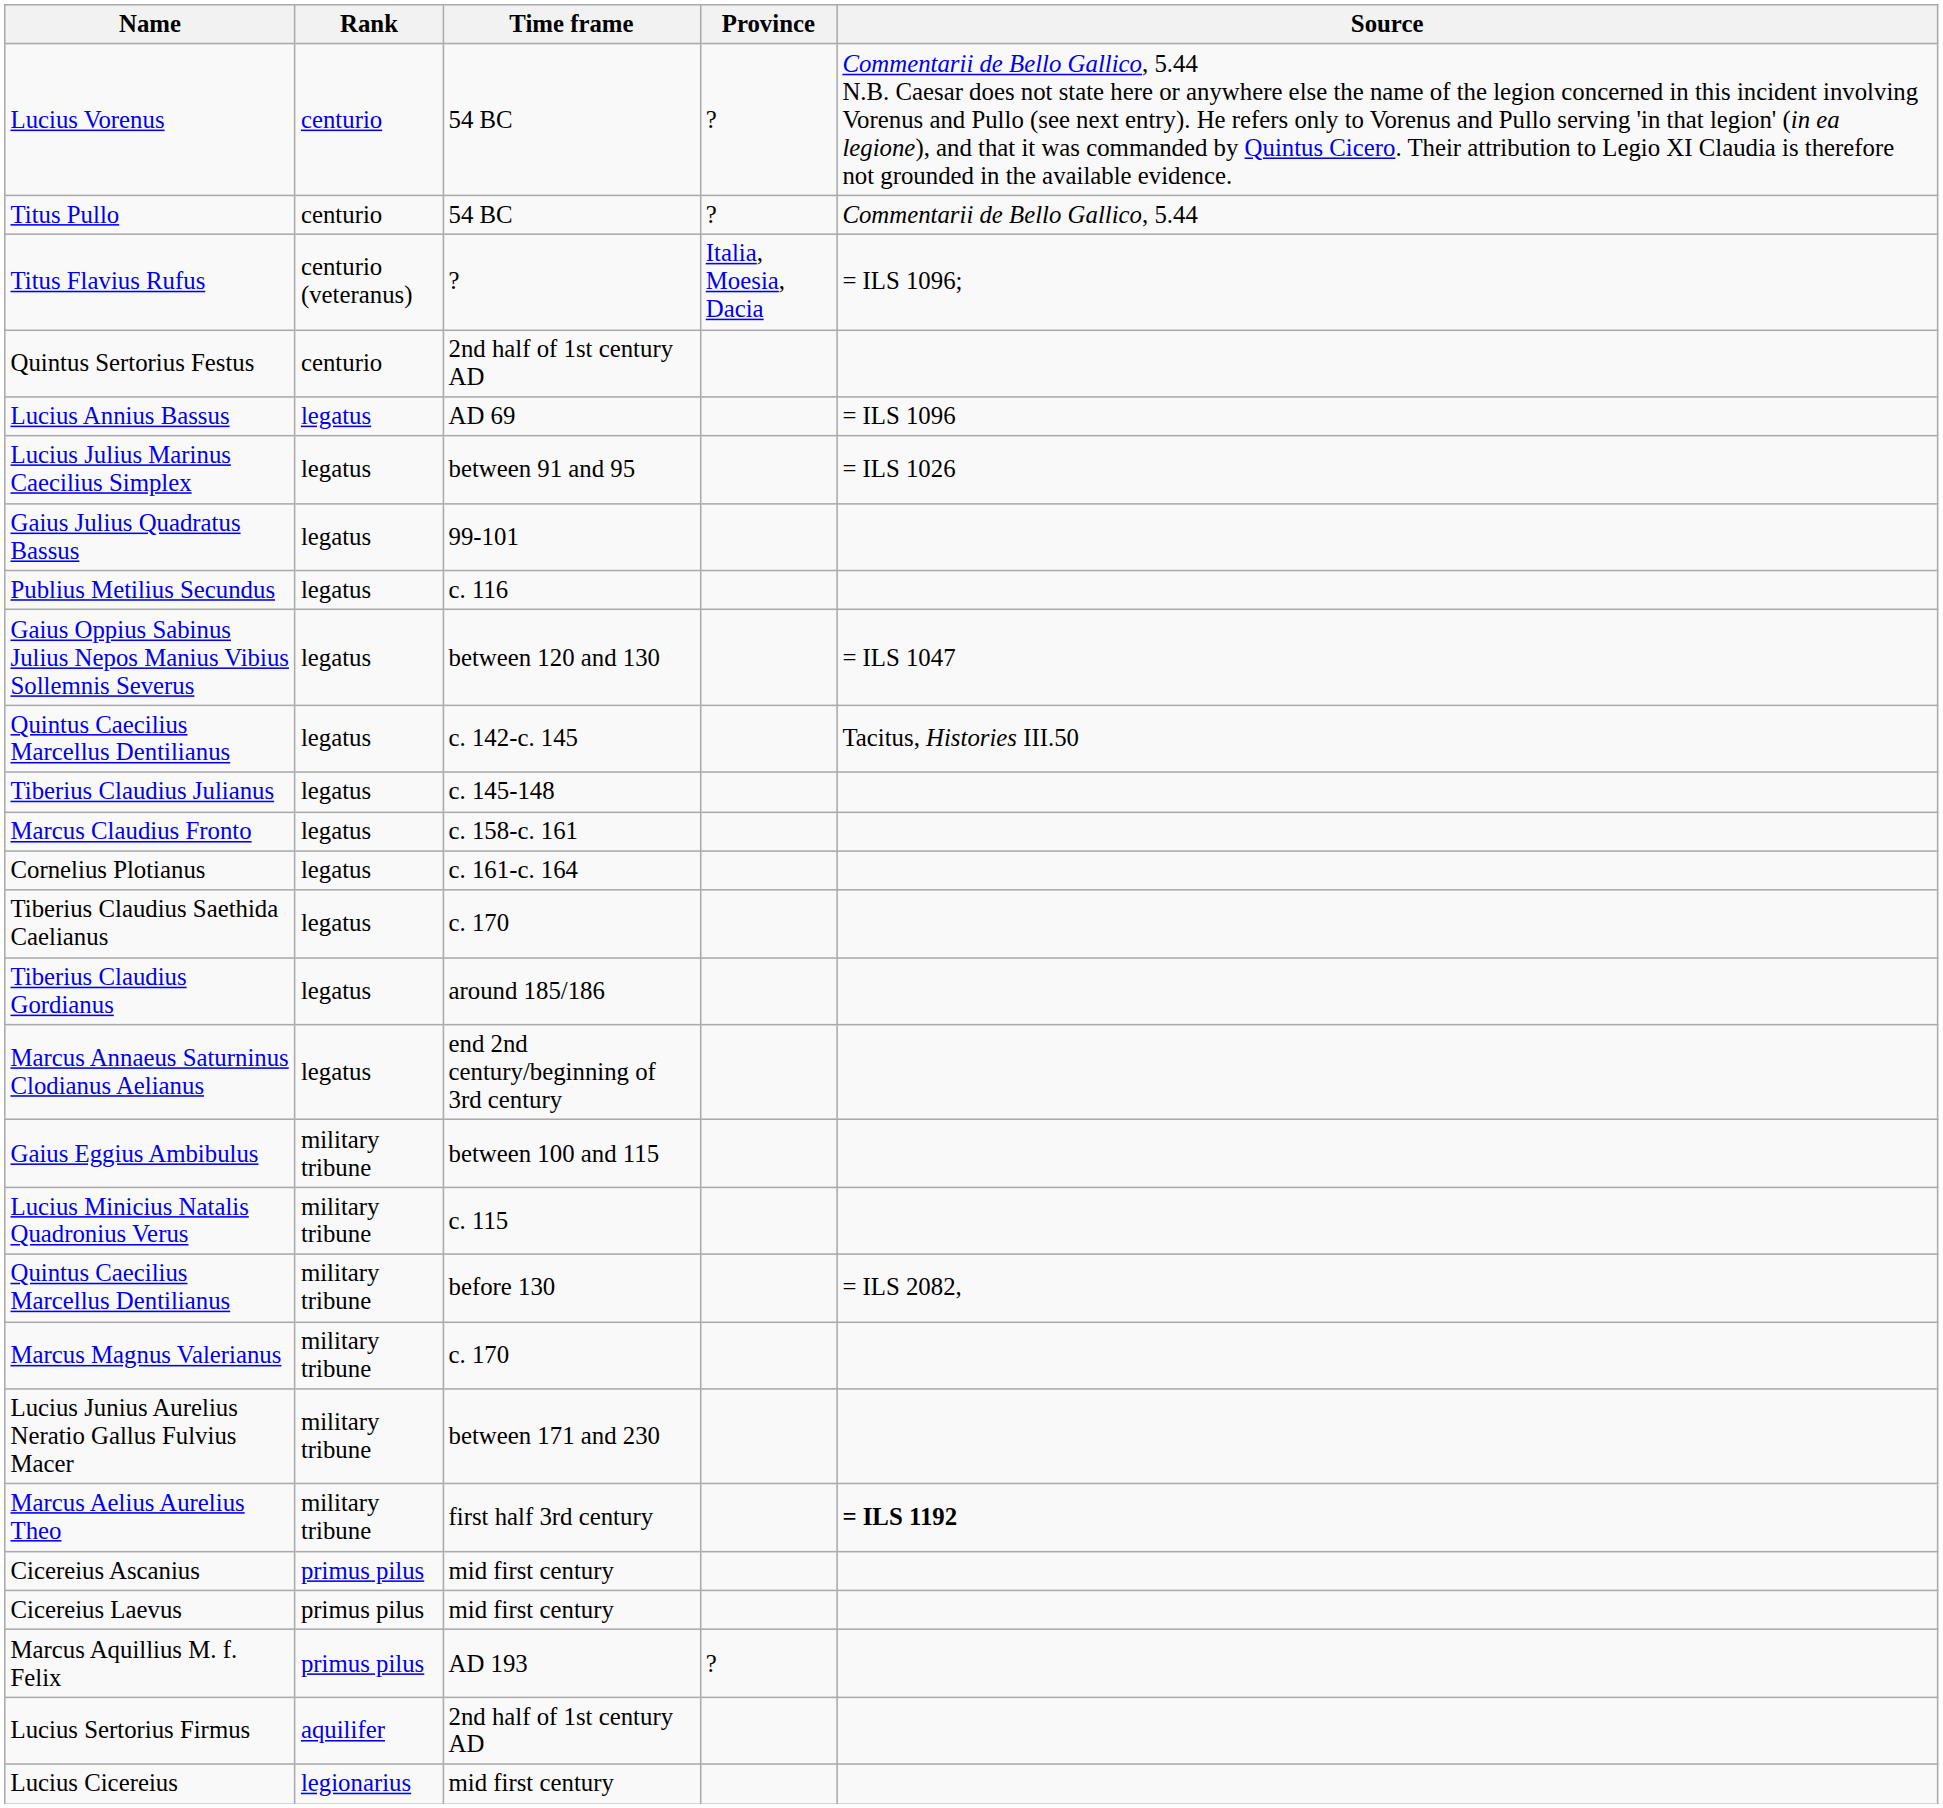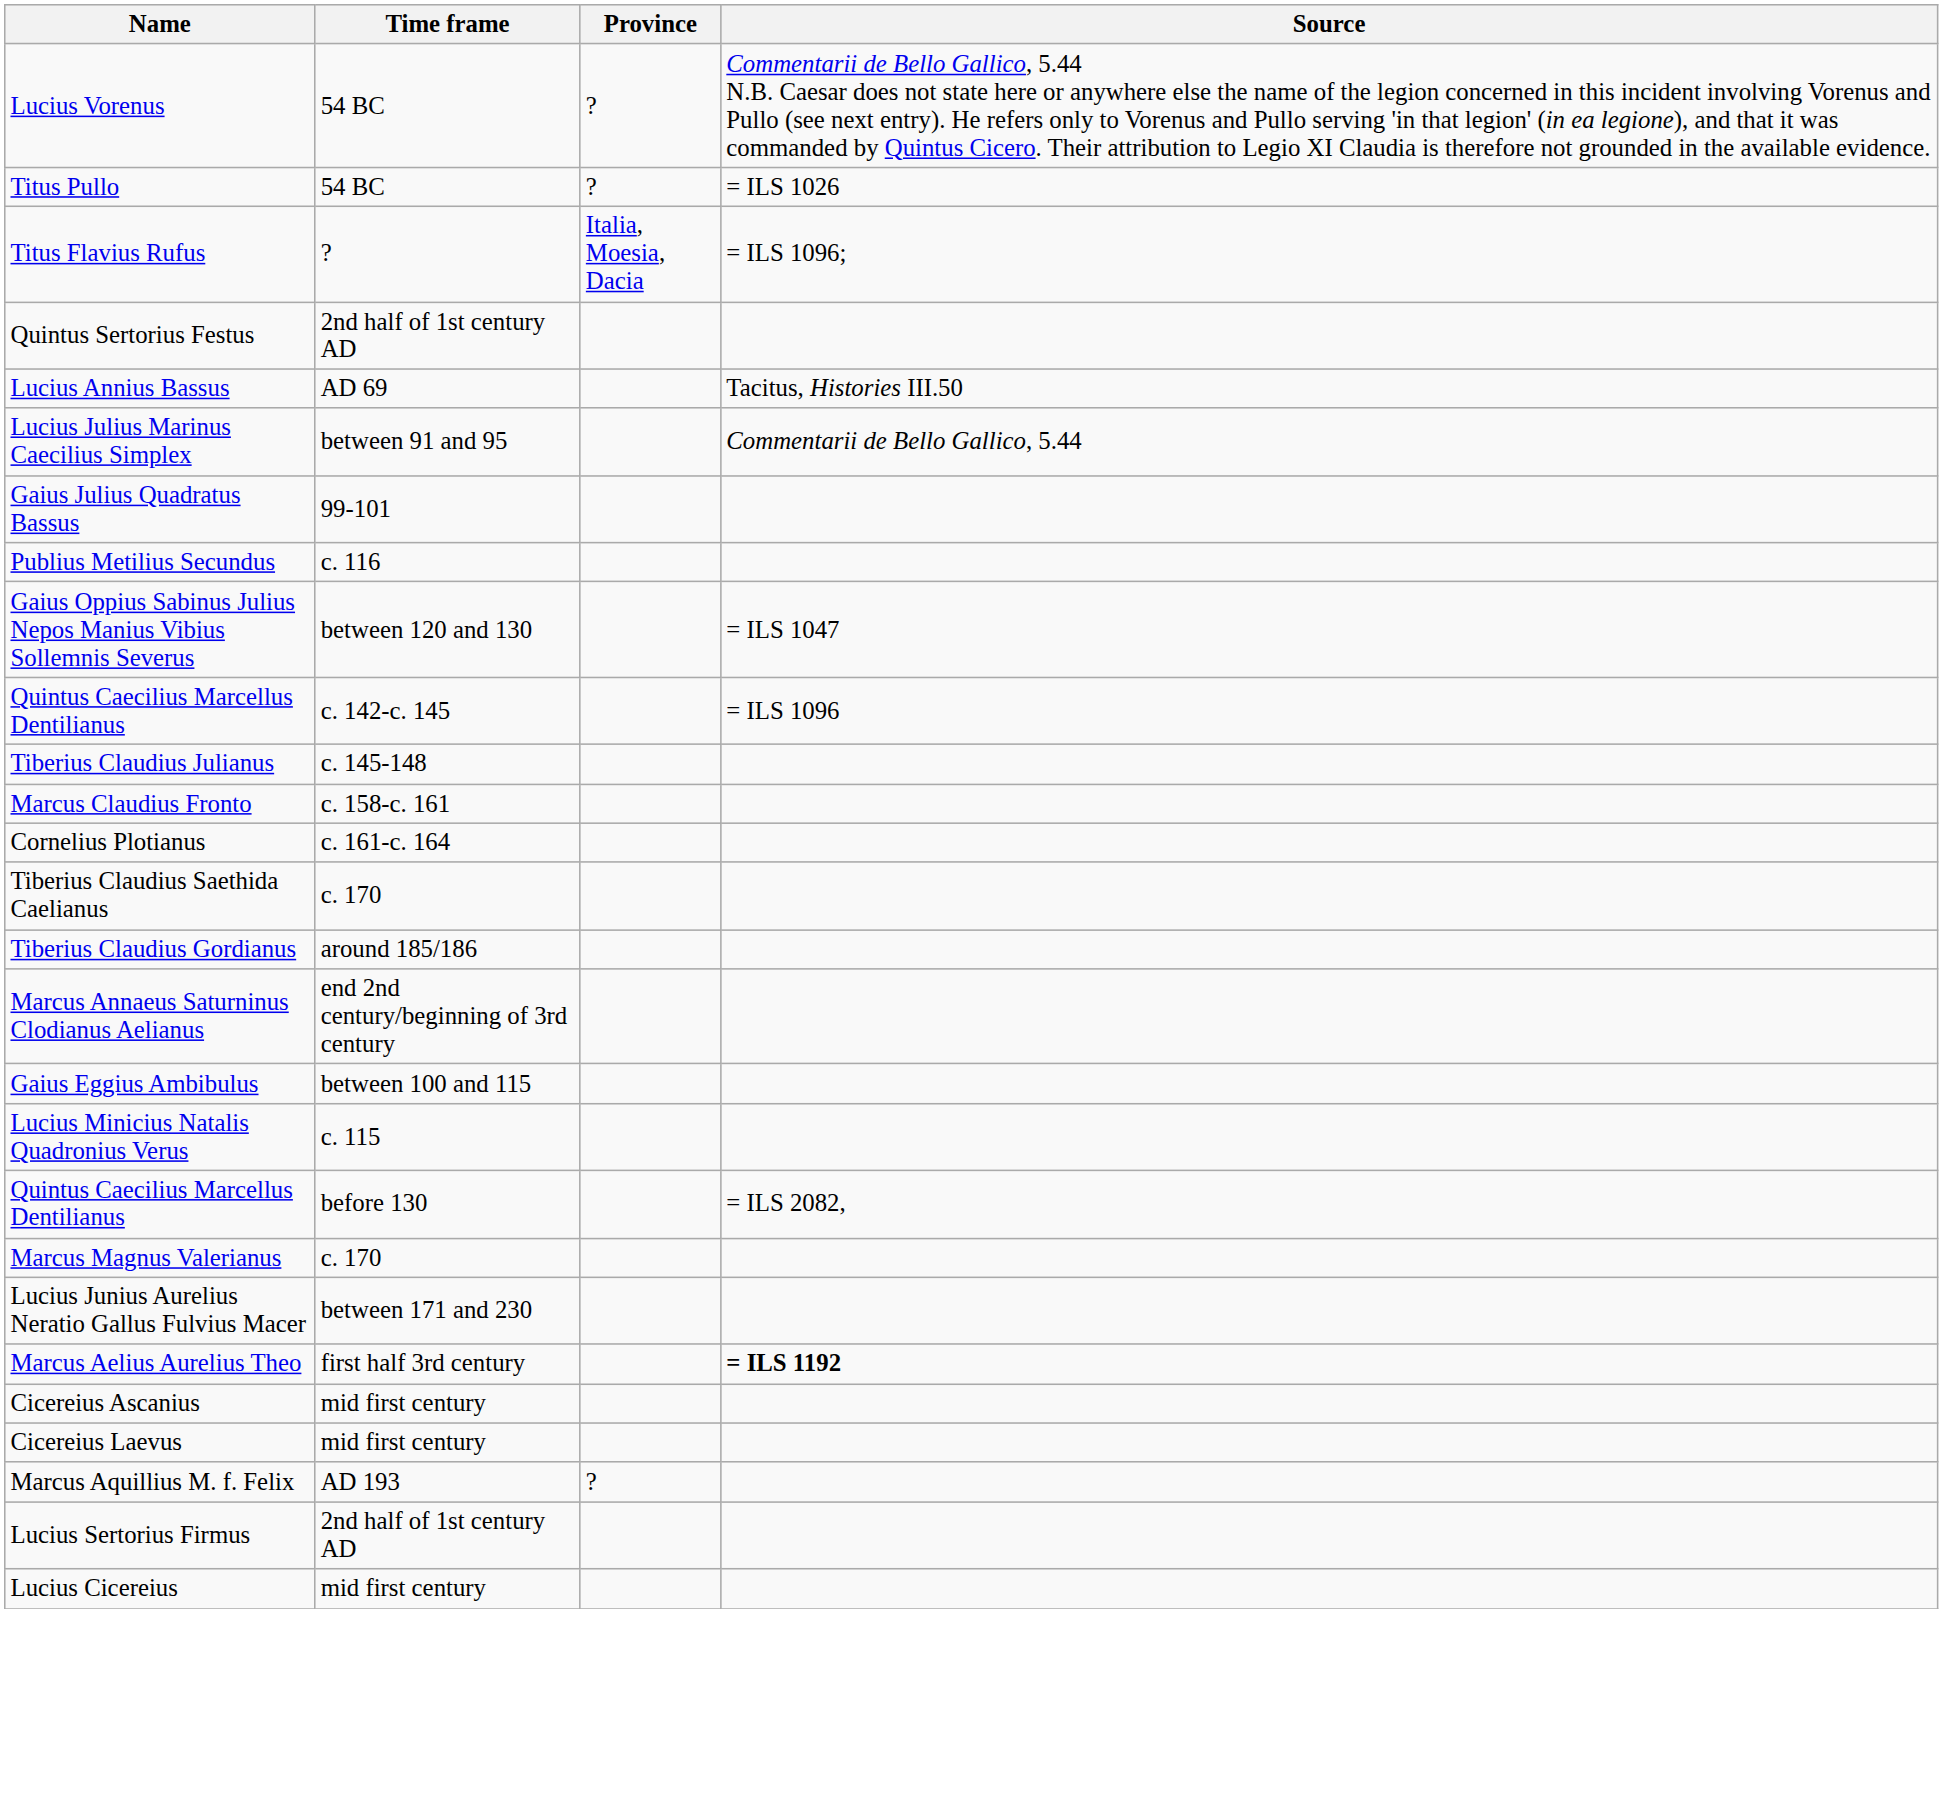- column: (369, 24)
(1020, 214) Commentarii de Bello Gallico, 5.44 -> (783, 186) = ILS 1026
(899, 416) = ILS 1096 -> (845, 388) Tacitus, Histories III.50
(899, 469) = ILS 1026 -> (904, 441) Commentarii de Bello Gallico, 5.44
(961, 738) Tacitus, Histories III.50 -> (783, 710) = ILS 1096
